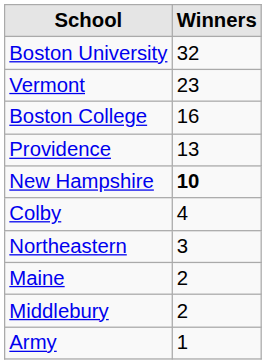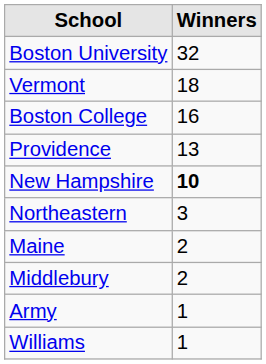(188, 85) 23 -> (188, 85) 18
- row: (35, 213)
+ row: (47, 342)
